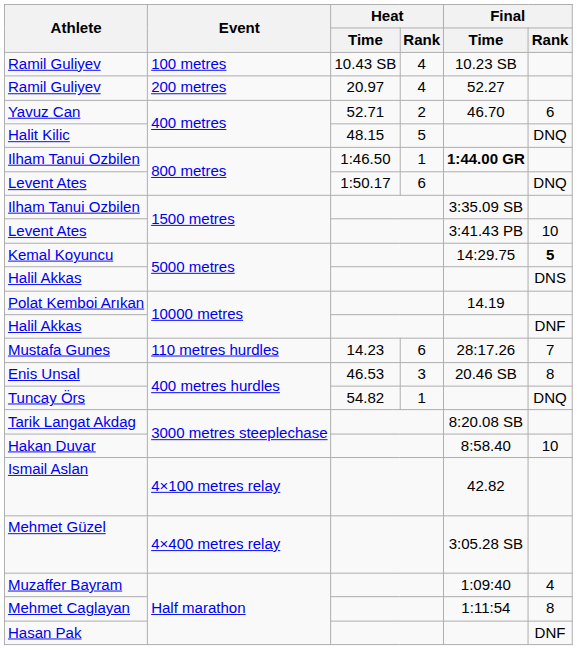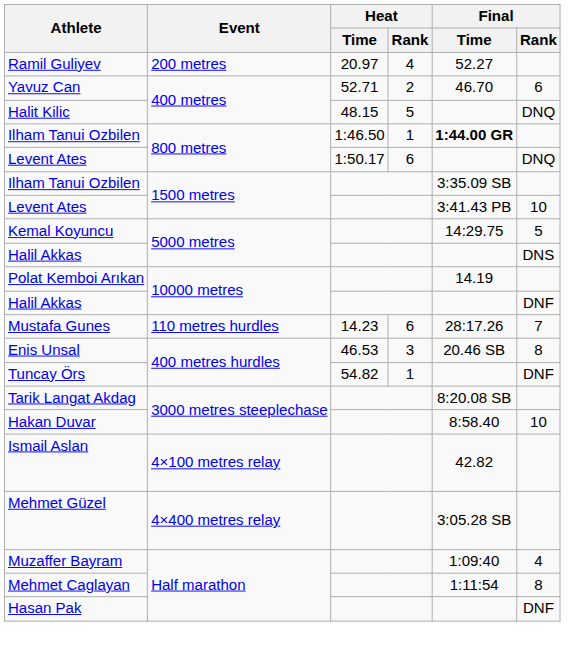- row: (54, 64)
(550, 254) bold -> (538, 231) normal
(550, 398) DNQ -> (538, 374) DNF
